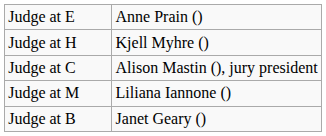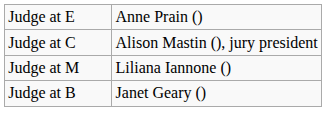- row: (42, 42)
